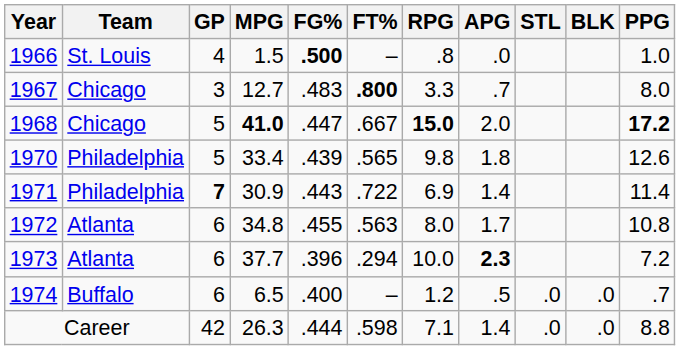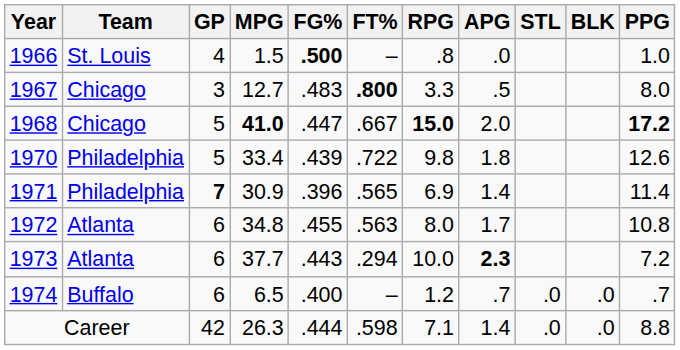(501, 90) .7 -> (501, 90) .5
(377, 158) .565 -> (377, 158) .722
(322, 191) .443 -> (322, 191) .396
(377, 191) .722 -> (377, 191) .565
(322, 259) .396 -> (322, 259) .443
(501, 293) .5 -> (501, 293) .7
